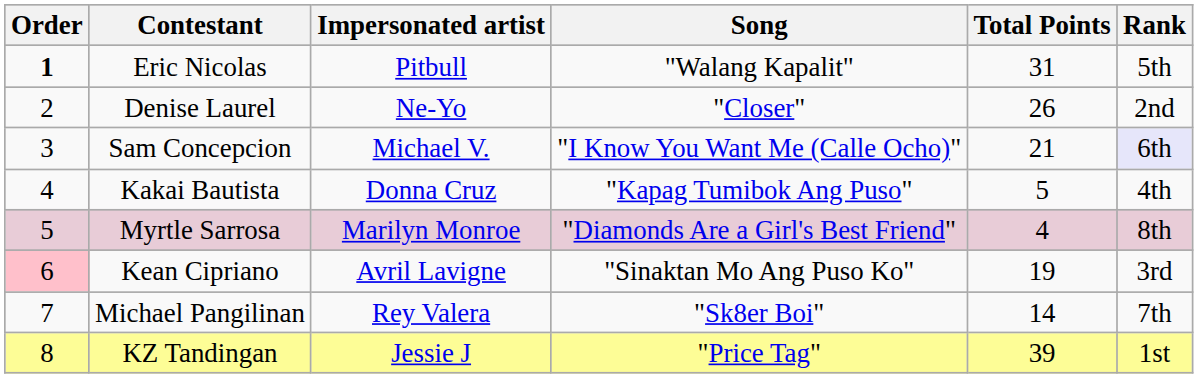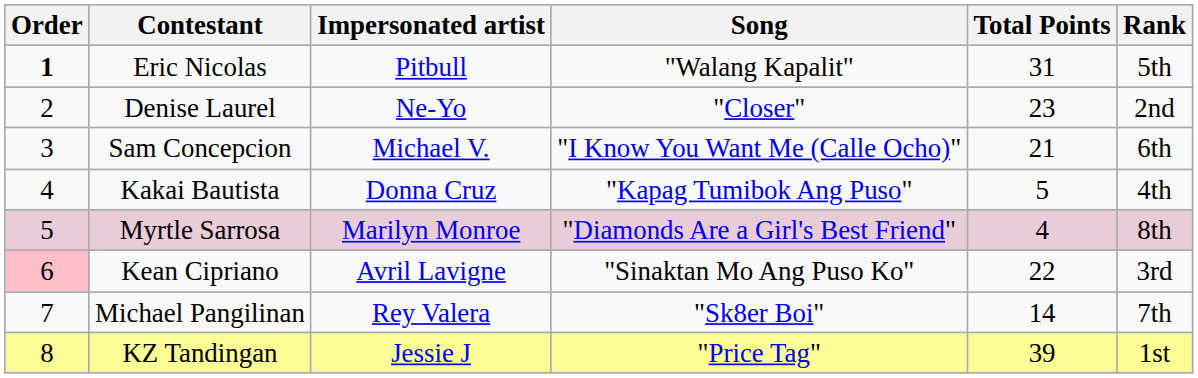(1042, 107) 26 -> (1042, 107) 23
(1154, 148) lavender background -> (1154, 148) no background
(1042, 271) 19 -> (1042, 271) 22
